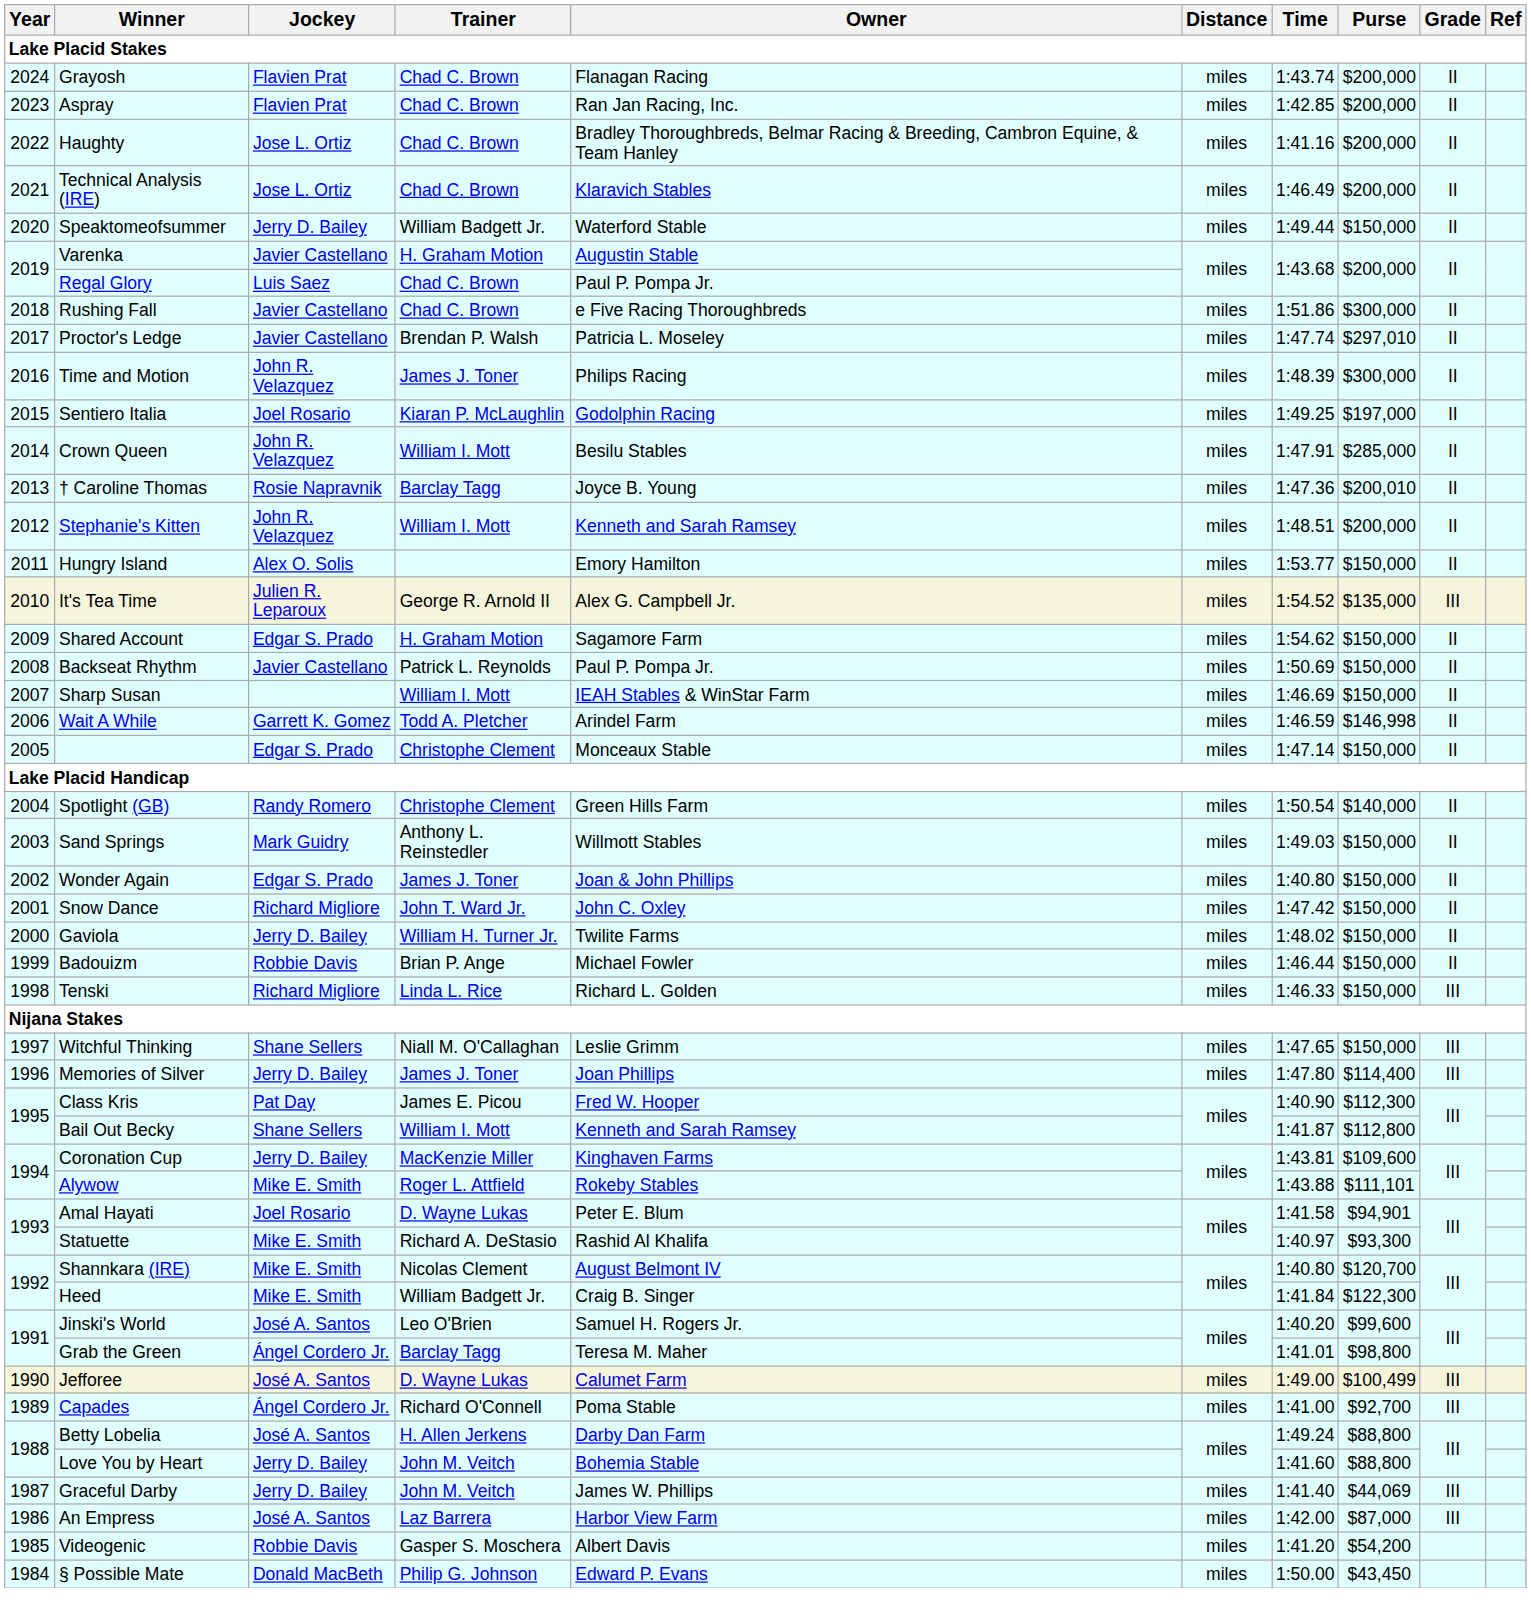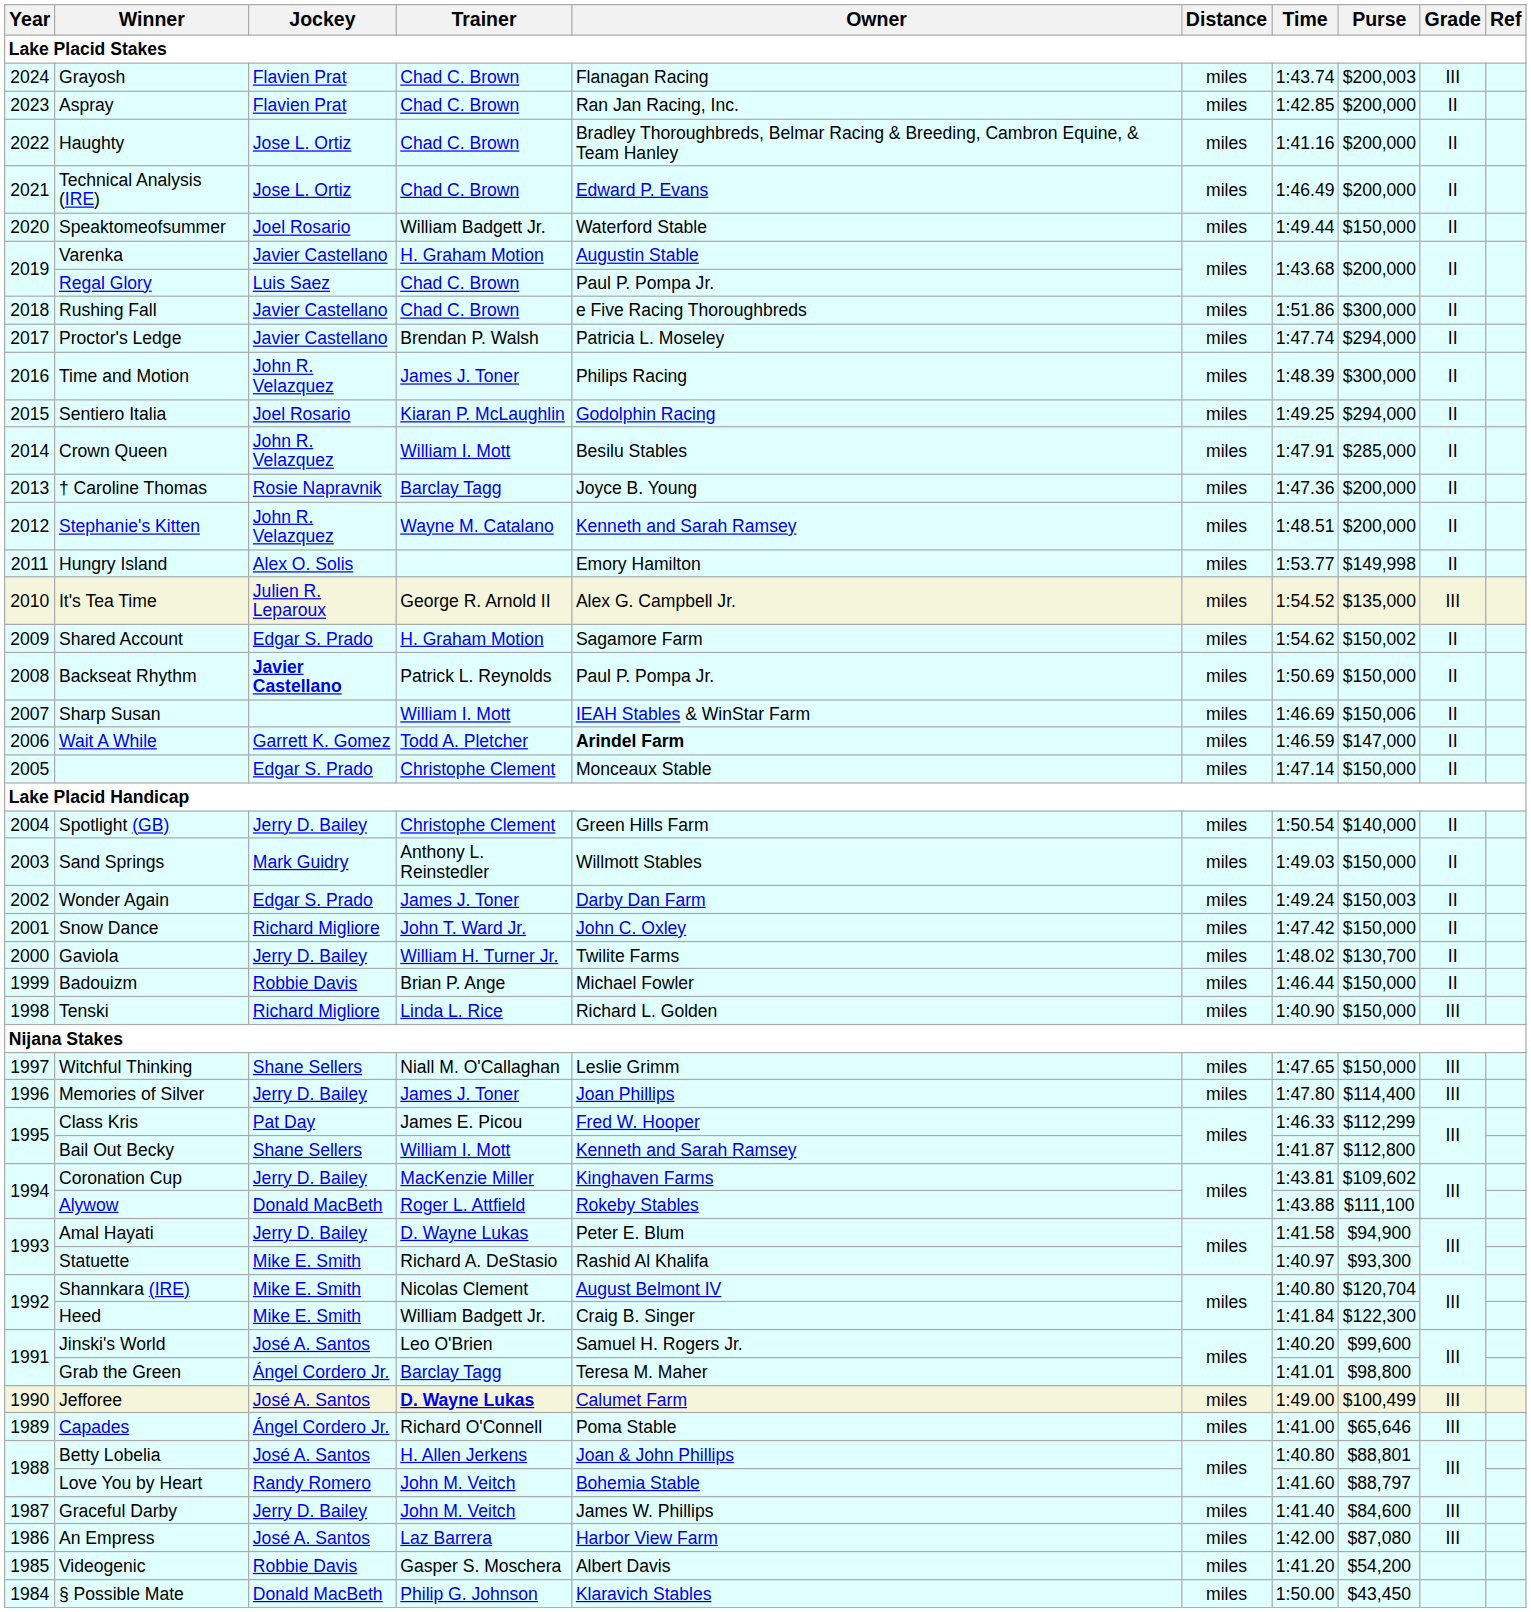(1379, 77) $200,000 -> (1379, 77) $200,003
(1453, 77) II -> (1453, 77) III
(643, 190) Klaravich Stables -> (642, 190) Edward P. Evans
(310, 227) Jerry D. Bailey -> (302, 227) Joel Rosario
(1379, 338) $297,010 -> (1379, 338) $294,000
(1379, 413) $197,000 -> (1379, 413) $294,000
(1379, 488) $200,010 -> (1379, 488) $200,000
(455, 526) William I. Mott -> (477, 526) Wayne M. Catalano
(1379, 563) $150,000 -> (1379, 563) $149,998
(1379, 638) $150,000 -> (1379, 638) $150,002
(320, 666) normal -> (297, 676) bold
(1379, 694) $150,000 -> (1379, 713) $150,006
(626, 722) normal -> (630, 741) bold
(1379, 722) $146,998 -> (1379, 741) $147,000
(312, 805) Randy Romero -> (310, 824) Jerry D. Bailey
(654, 880) Joan & John Phillips -> (641, 899) Darby Dan Farm
(1305, 880) 1:40.80 -> (1305, 899) 1:49.24
(1379, 880) $150,000 -> (1379, 899) $150,003
(1379, 935) $150,000 -> (1379, 955) $130,700
(1305, 991) 1:46.33 -> (1305, 1011) 1:40.90
(1305, 1102) 1:40.90 -> (1305, 1122) 1:46.33
(1379, 1102) $112,300 -> (1379, 1122) $112,299
(1379, 1158) $109,600 -> (1379, 1177) $109,602
(307, 1185) Mike E. Smith -> (318, 1205) Donald MacBeth
(1379, 1185) $111,101 -> (1379, 1205) $111,100
(302, 1213) Joel Rosario -> (310, 1233) Jerry D. Bailey
(1379, 1213) $94,901 -> (1379, 1233) $94,900
(1379, 1269) $120,700 -> (1379, 1288) $120,704
(464, 1380) normal -> (467, 1399) bold
(1379, 1407) $92,700 -> (1379, 1427) $65,646
(640, 1435) Darby Dan Farm -> (655, 1455) Joan & John Phillips
(1305, 1435) 1:49.24 -> (1305, 1455) 1:40.80
(1379, 1435) $88,800 -> (1379, 1455) $88,801
(310, 1463) Jerry D. Bailey -> (312, 1482) Randy Romero
(1379, 1463) $88,800 -> (1379, 1482) $88,797
(1379, 1491) $44,069 -> (1379, 1510) $84,600
(1379, 1518) $87,000 -> (1379, 1538) $87,080
(642, 1574) Edward P. Evans -> (644, 1593) Klaravich Stables
